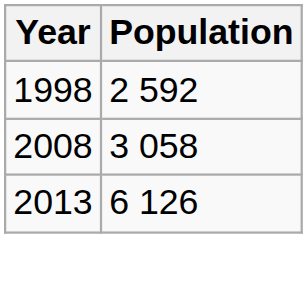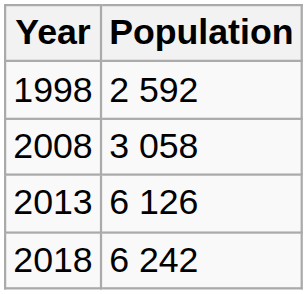+ row: (53, 259)
